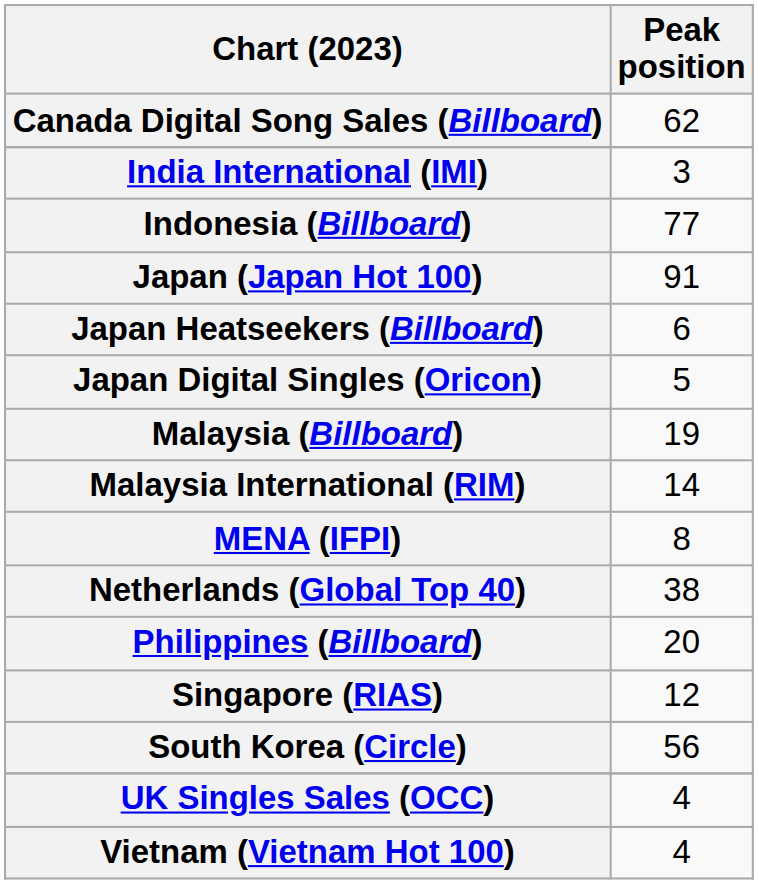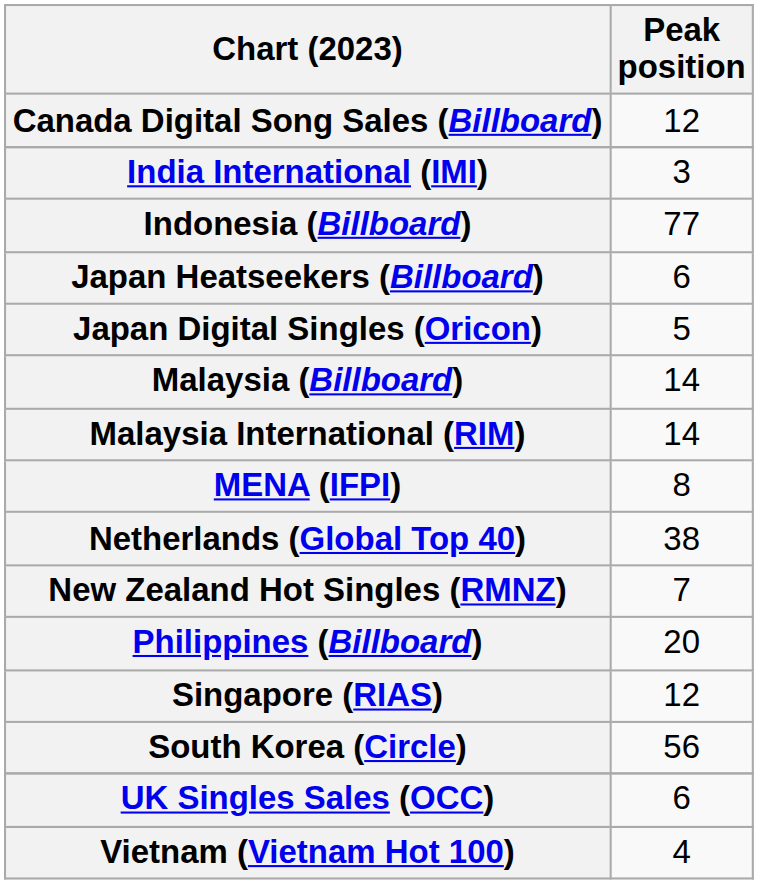(682, 119) 62 -> (682, 119) 12
- row: (307, 276)
(682, 433) 19 -> (682, 381) 14
+ row: (307, 590)
(682, 799) 4 -> (682, 799) 6
